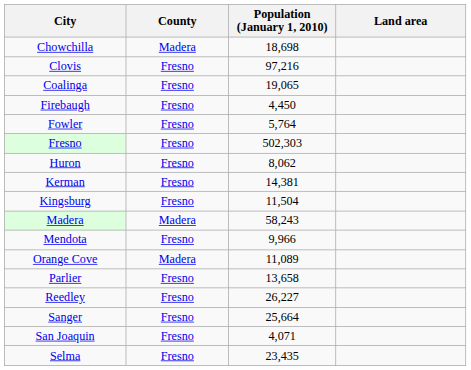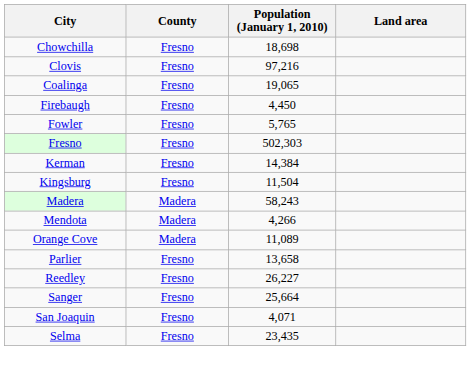(177, 47) Madera -> (177, 47) Fresno
(282, 124) 5,764 -> (282, 124) 5,765
- row: (65, 162)
(282, 182) 14,381 -> (282, 162) 14,384
(177, 239) Fresno -> (177, 220) Madera
(282, 239) 9,966 -> (282, 220) 4,266
